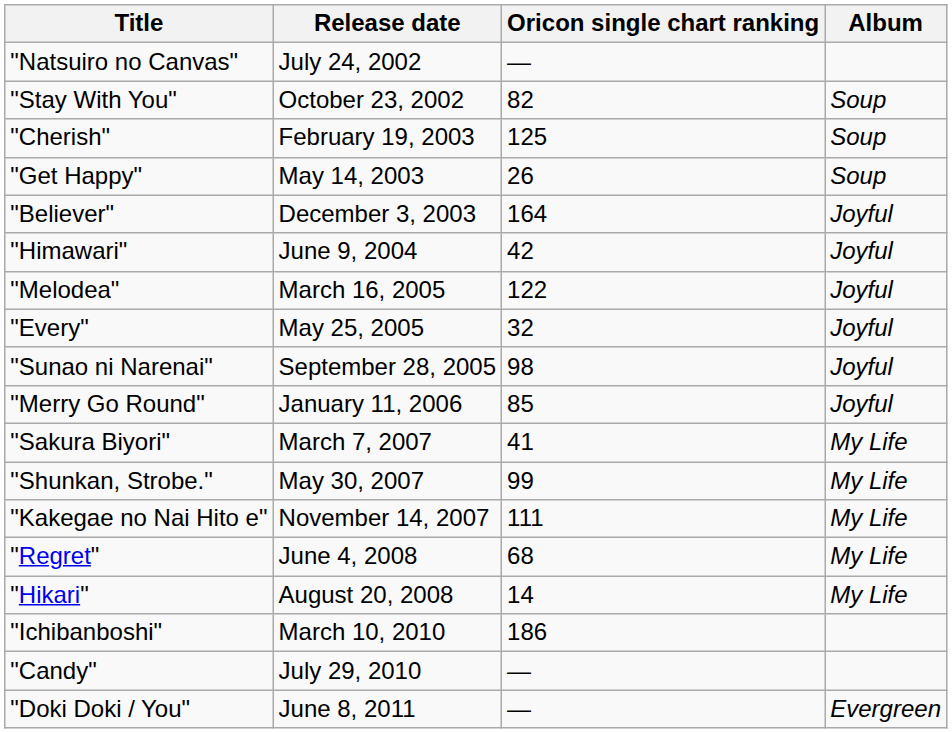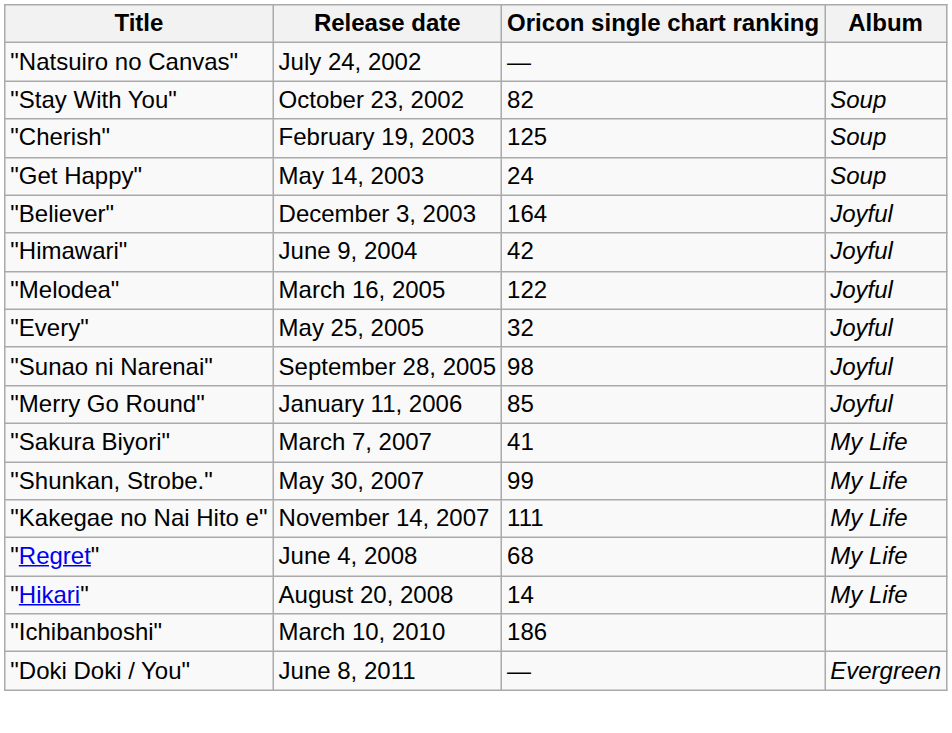(520, 175) 26 -> (520, 175) 24
- row: (53, 670)
